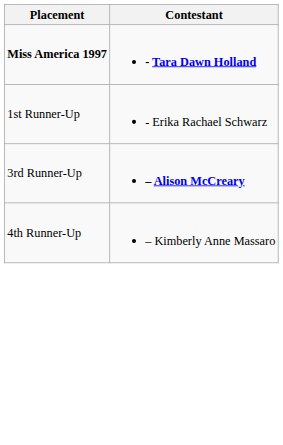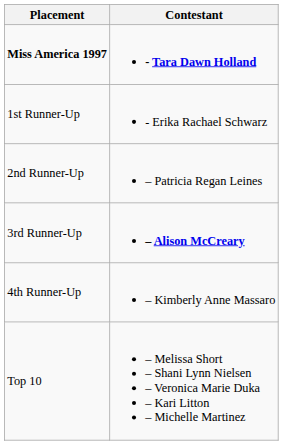+ row: (46, 173)
+ row: (24, 381)
